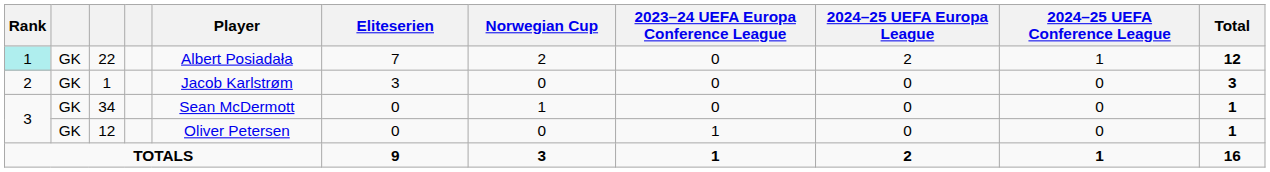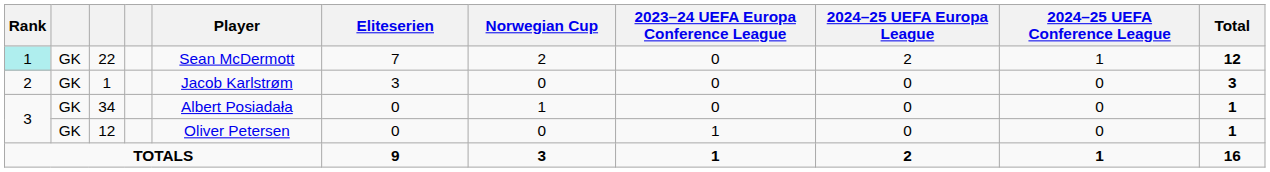(237, 58) Albert Posiadała -> (237, 58) Sean McDermott
(237, 107) Sean McDermott -> (237, 107) Albert Posiadała
